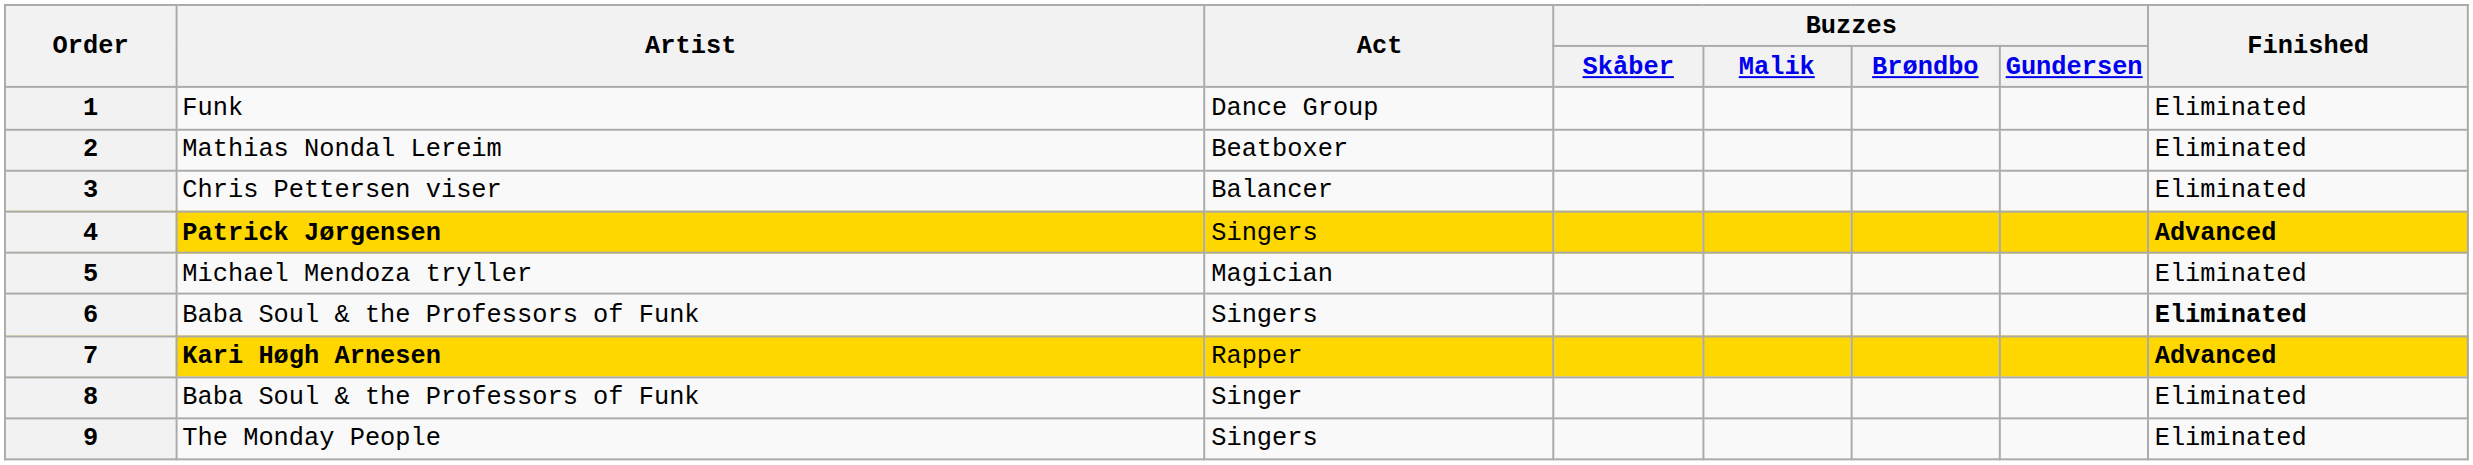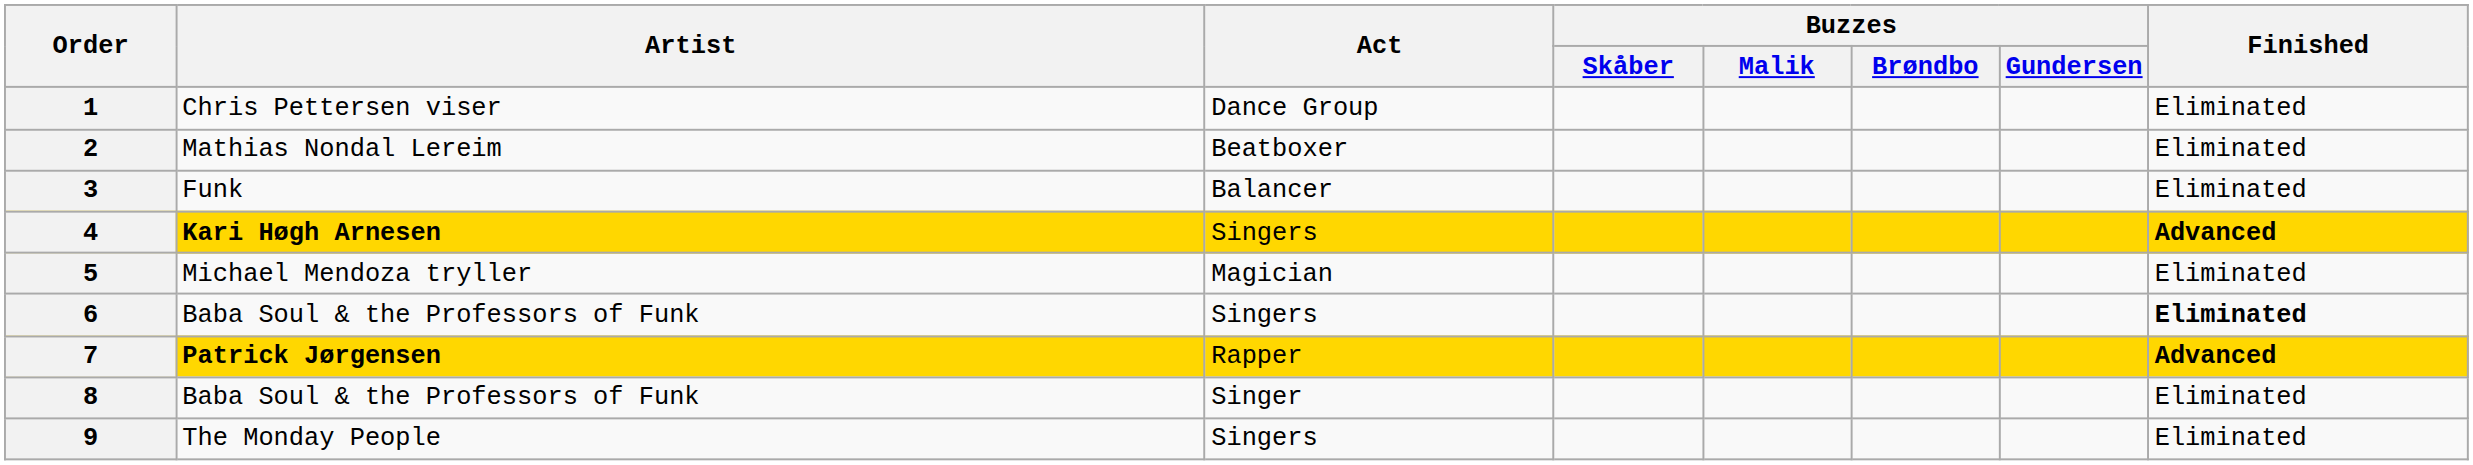(213, 108) Funk -> (342, 108) Chris Pettersen viser
(342, 191) Chris Pettersen viser -> (213, 191) Funk
(312, 232) Patrick Jørgensen -> (312, 232) Kari Høgh Arnesen
(312, 356) Kari Høgh Arnesen -> (312, 356) Patrick Jørgensen
